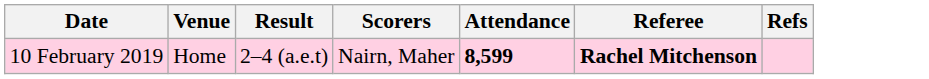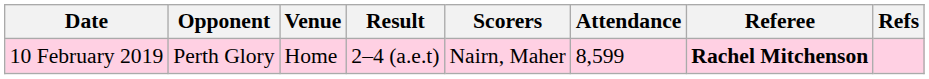+ column: (224, 21)
(489, 55) bold -> (600, 55) normal
